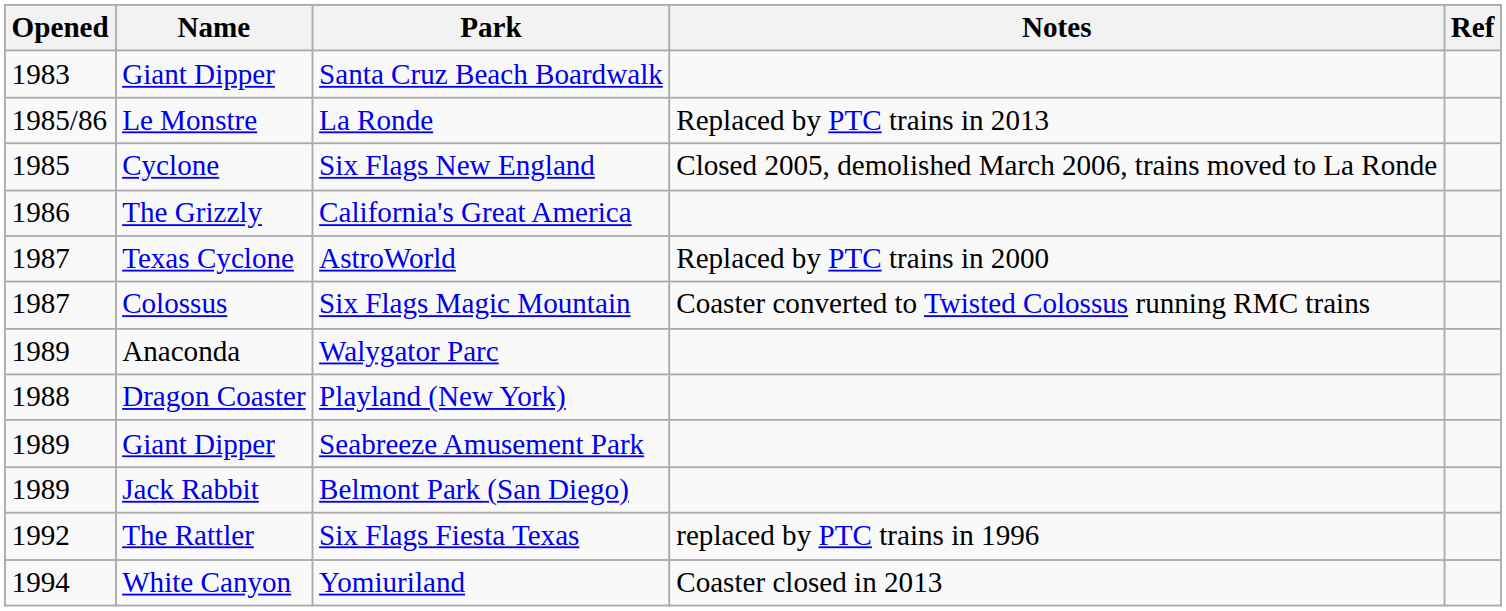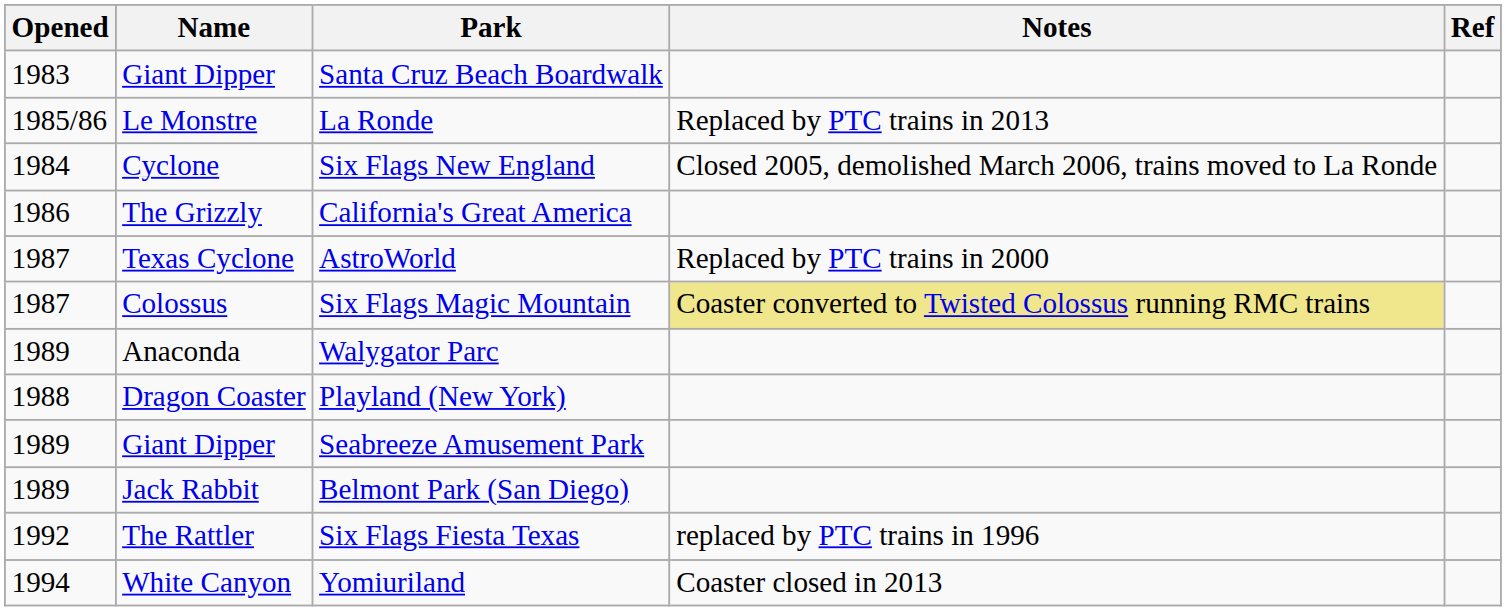(41, 166) 1985 -> (41, 166) 1984
(1023, 304) no background -> (1023, 304) khaki background
